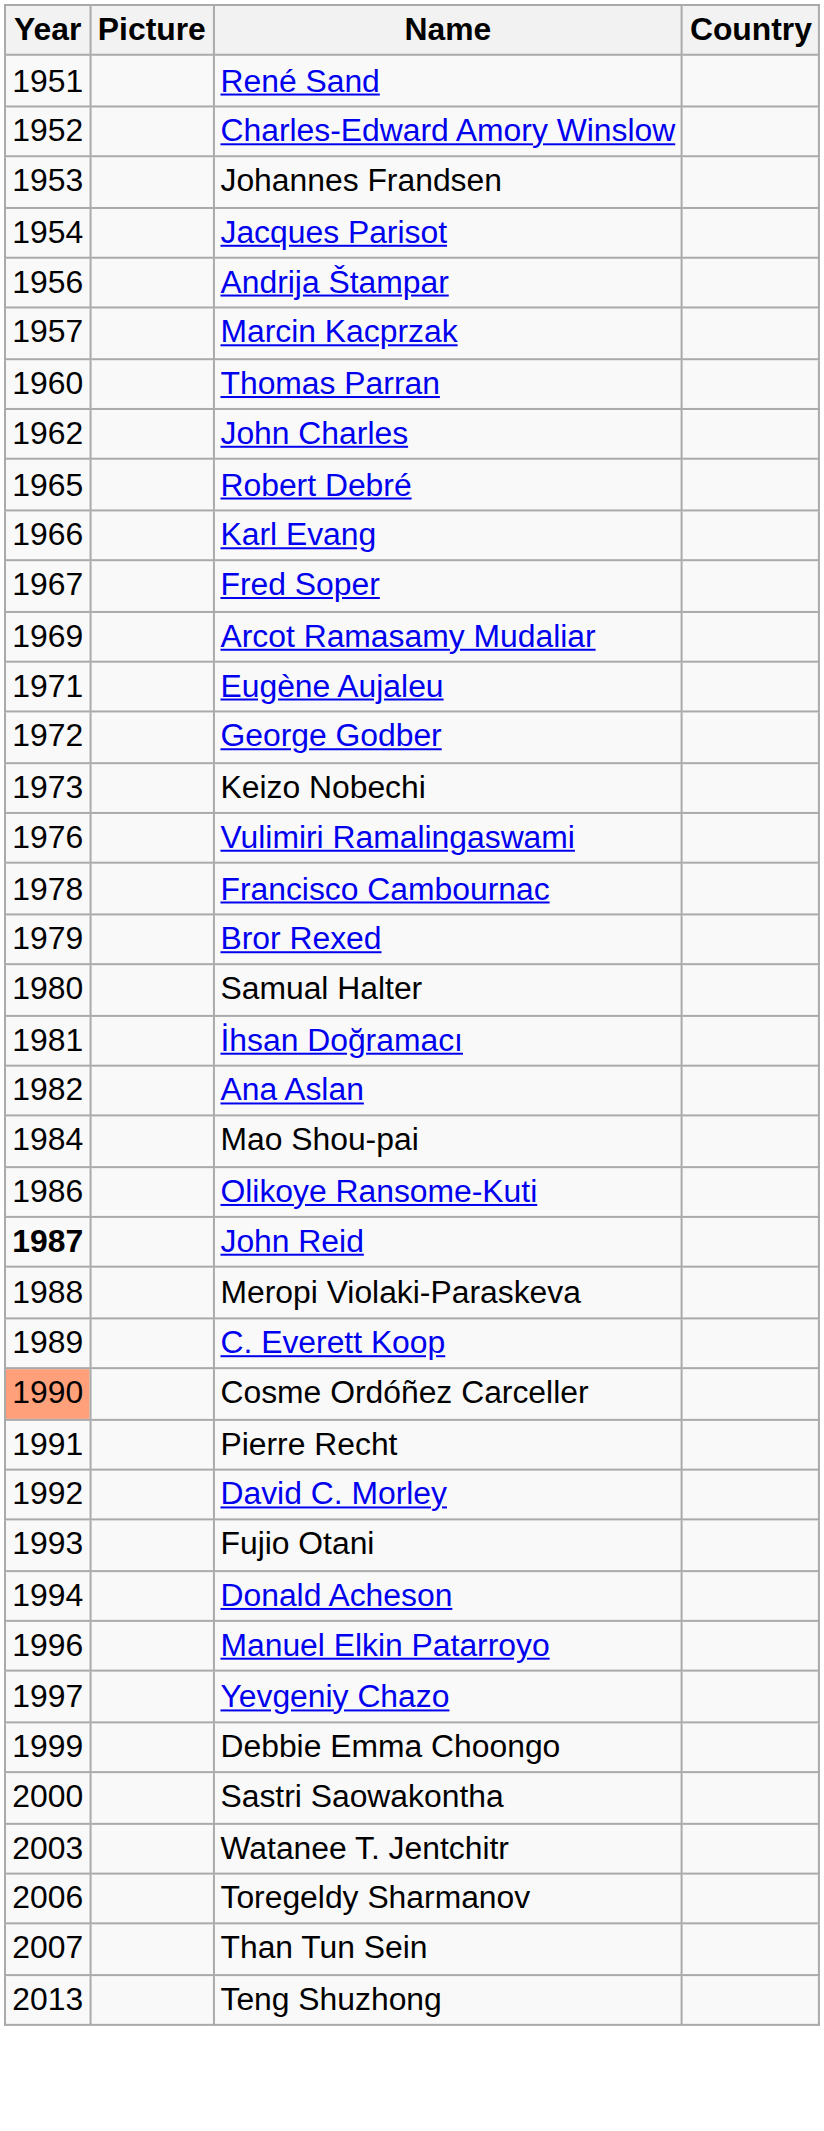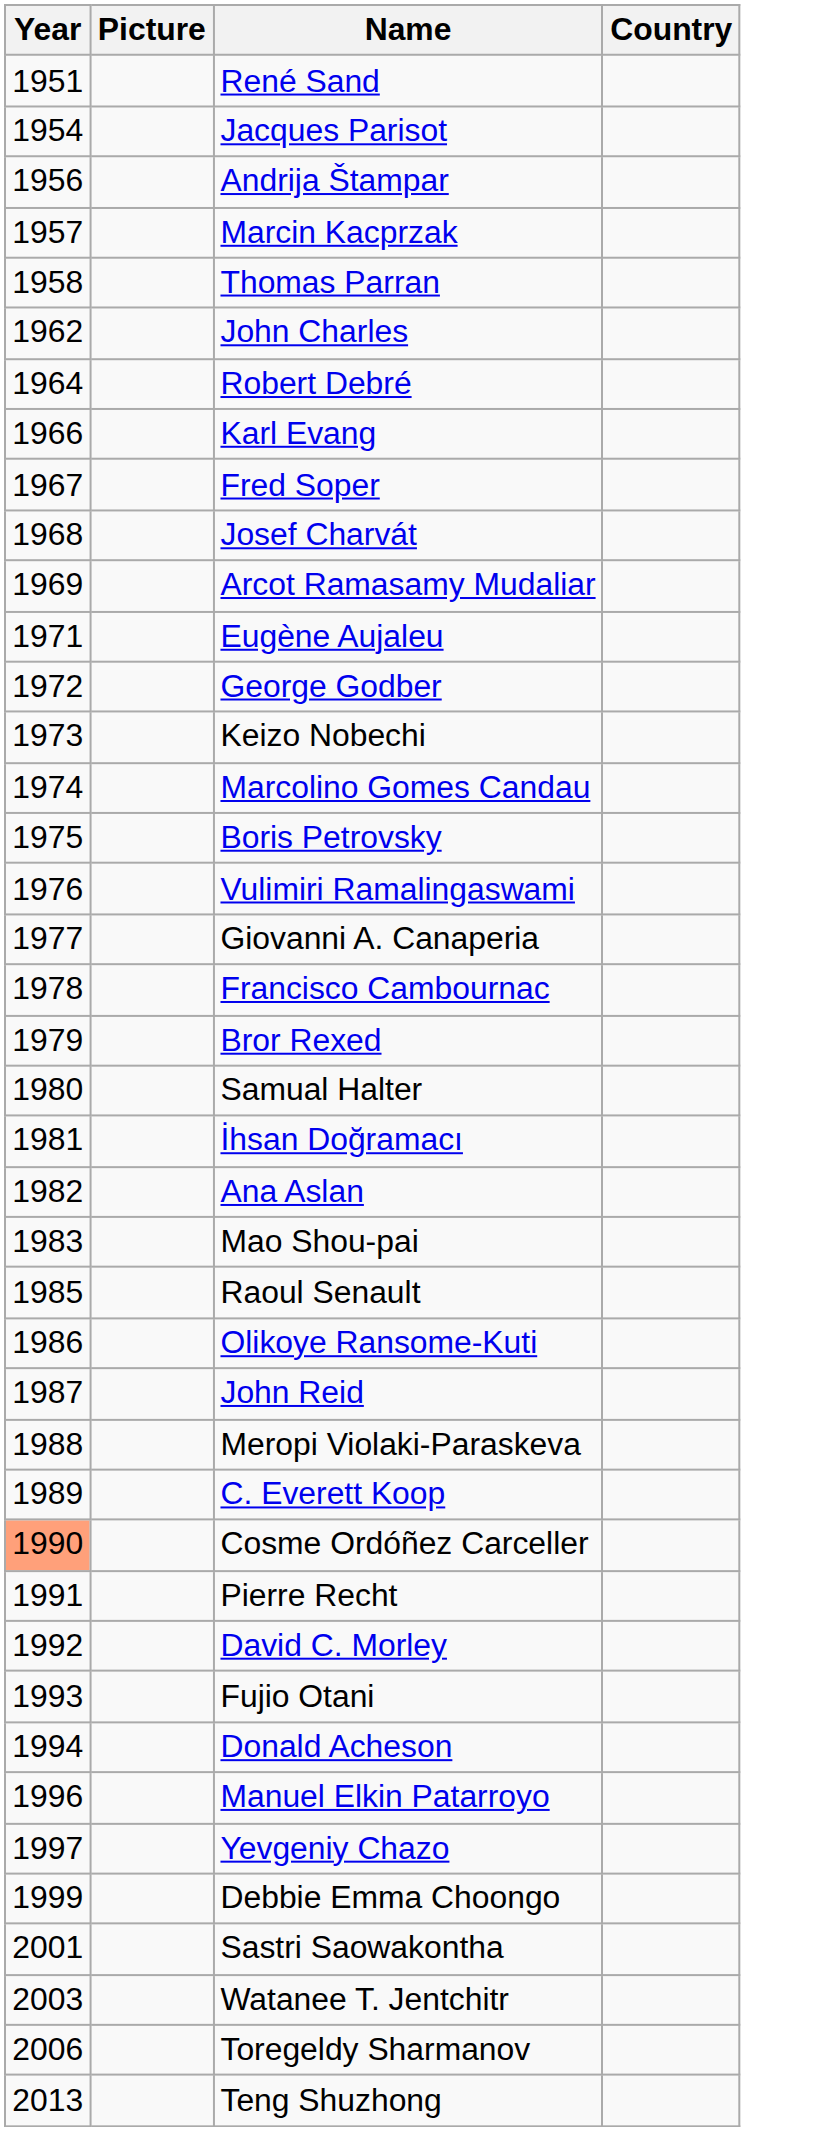- row: (448, 130)
- row: (361, 181)
(48, 383) 1960 -> (48, 282) 1958
(48, 484) 1965 -> (48, 383) 1964
+ row: (319, 534)
+ row: (405, 787)
+ row: (331, 837)
+ row: (380, 938)
(48, 1140) 1984 -> (48, 1241) 1983
+ row: (320, 1292)
(48, 1241) bold -> (48, 1393) normal
(48, 1797) 2000 -> (48, 1948) 2001
- row: (324, 1948)
